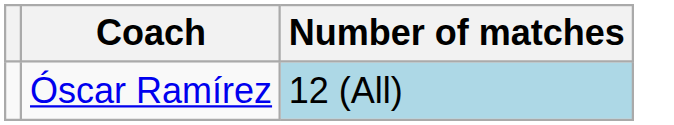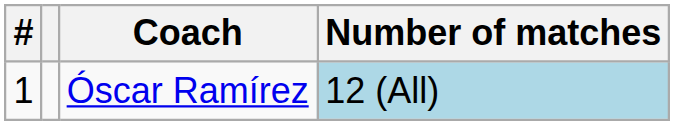+ column: (23, 33)
